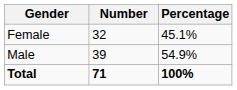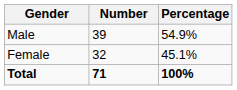rows swapped: (21, 54) <-> (28, 34)
